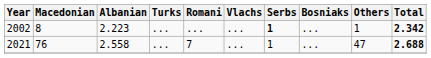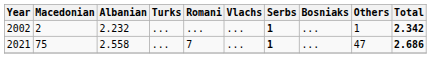(38, 29) 8 -> (38, 29) 2
(114, 29) 2.223 -> (114, 29) 2.232
(41, 45) 76 -> (41, 45) 75
(270, 45) normal -> (270, 45) bold
(409, 45) 2.688 -> (409, 45) 2.686
